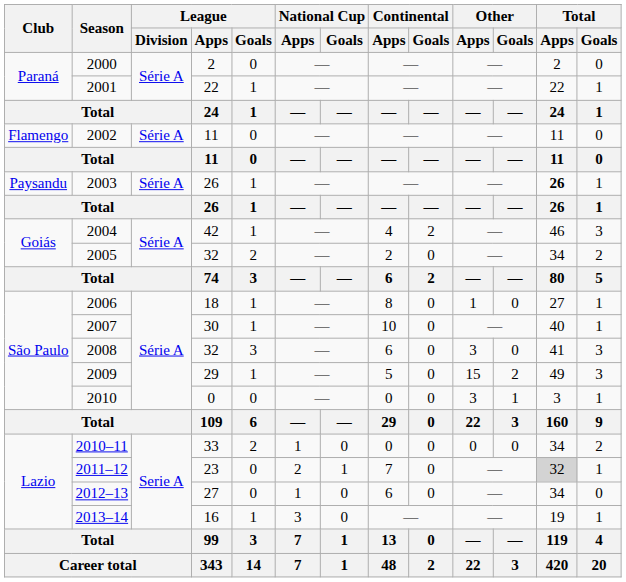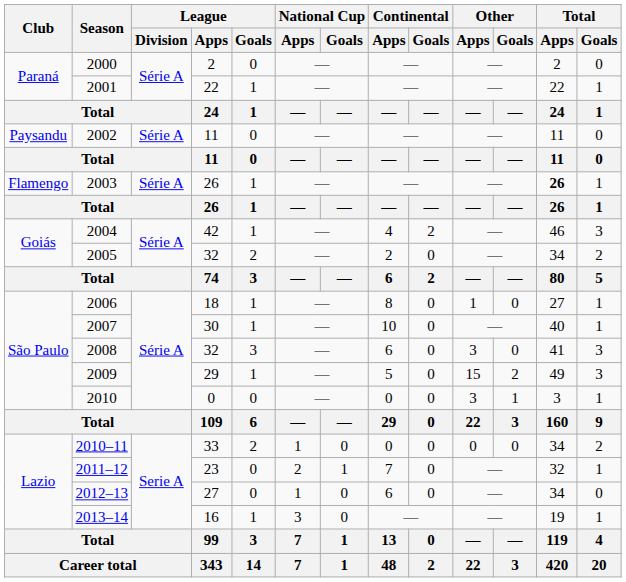(38, 135) Flamengo -> (38, 135) Paysandu
(38, 183) Paysandu -> (38, 183) Flamengo
(557, 469) lightgrey background -> (557, 469) no background
